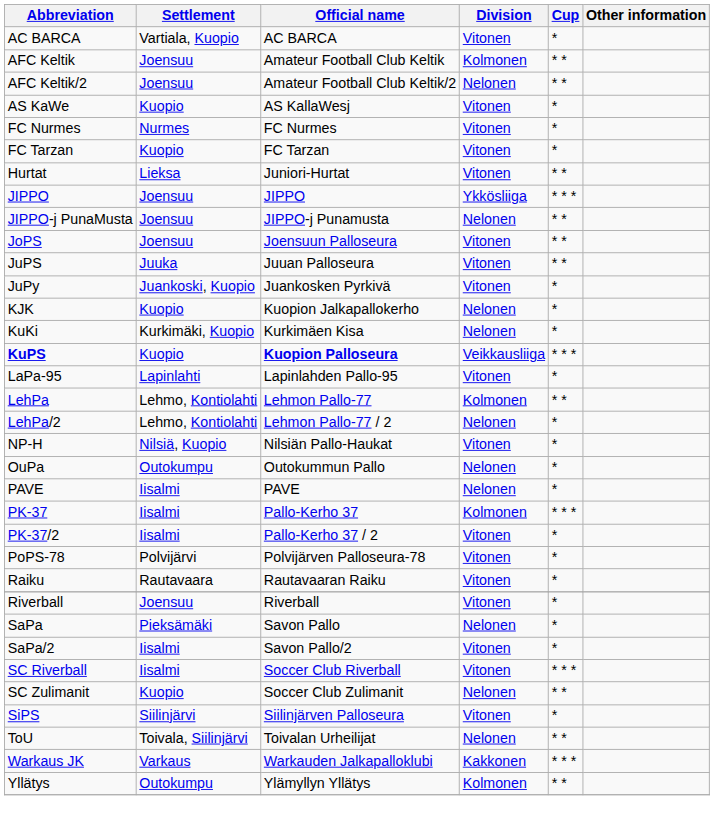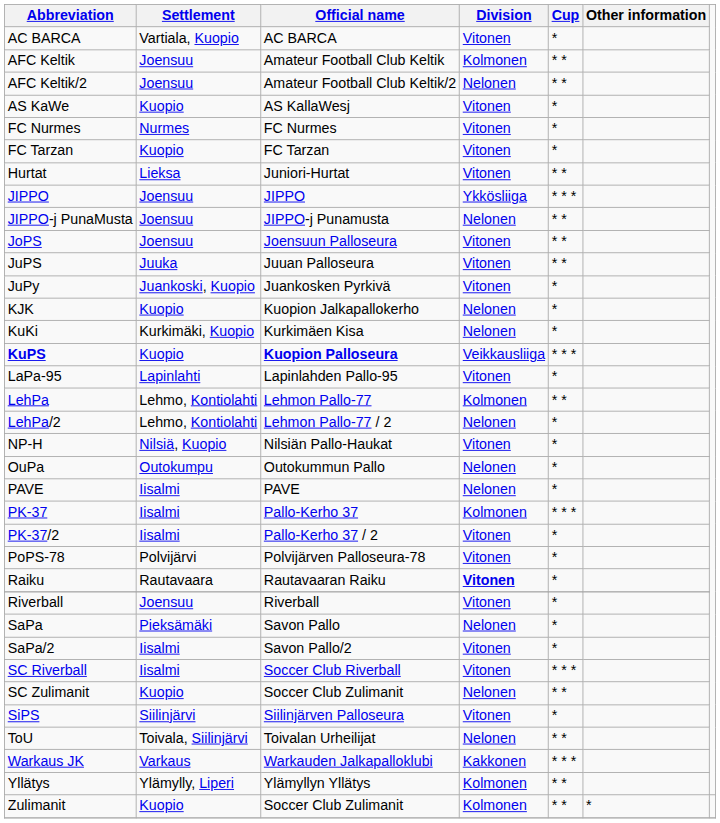(487, 580) normal -> (489, 580) bold
(176, 783) Outokumpu -> (187, 783) Ylämylly, Liperi
+ row: (37, 806)
